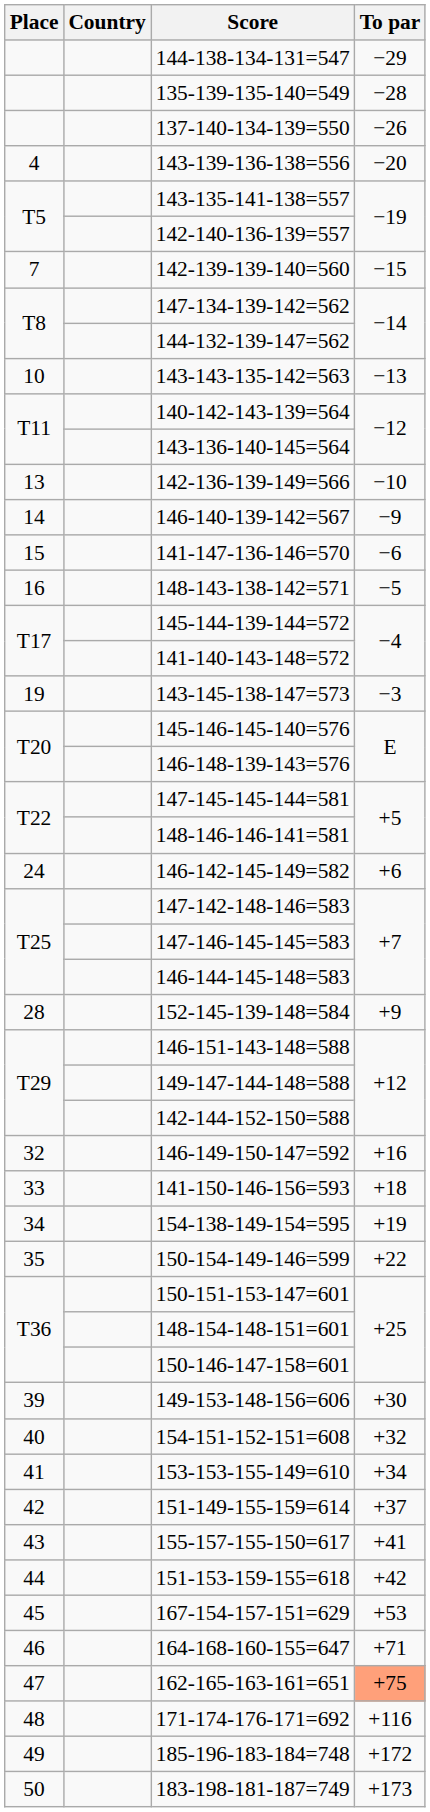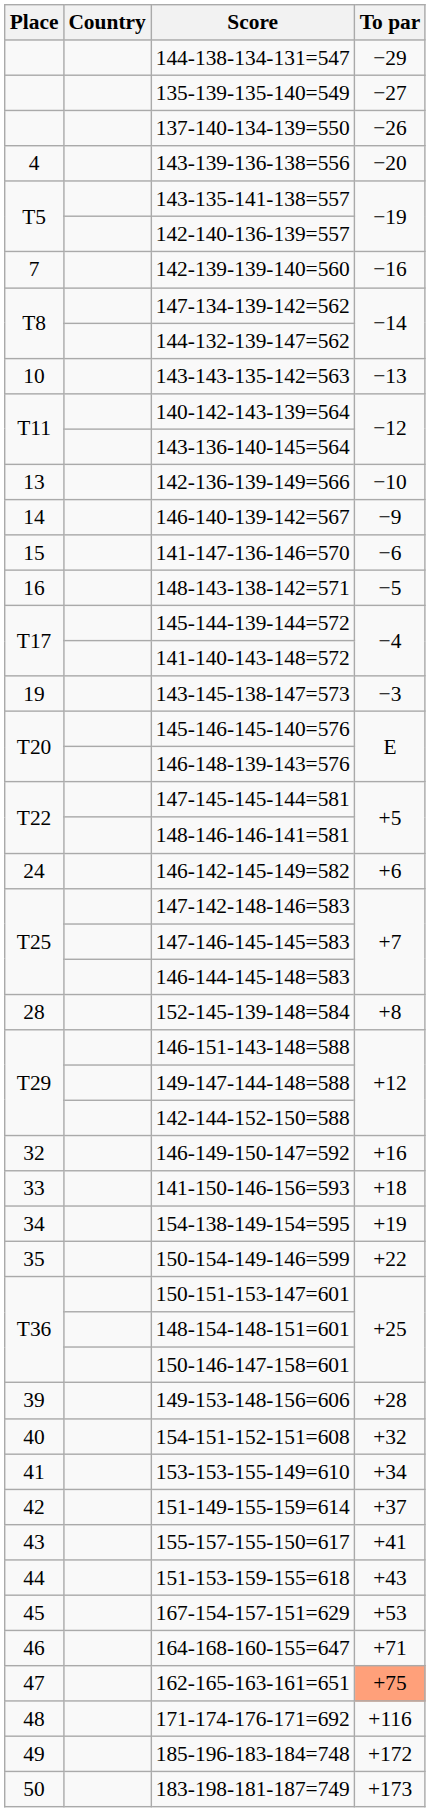(390, 93) −28 -> (390, 93) −27
(390, 269) −15 -> (390, 269) −16
(390, 1011) +9 -> (390, 1011) +8
(390, 1400) +30 -> (390, 1400) +28
(390, 1577) +42 -> (390, 1577) +43
